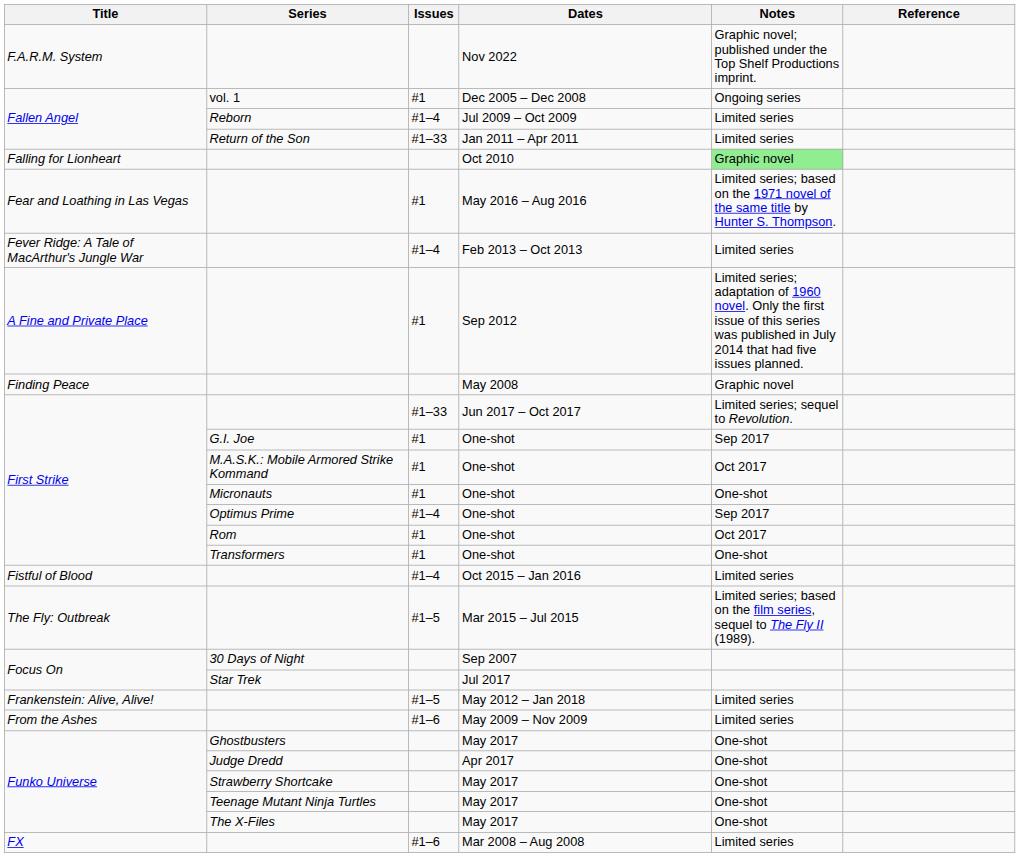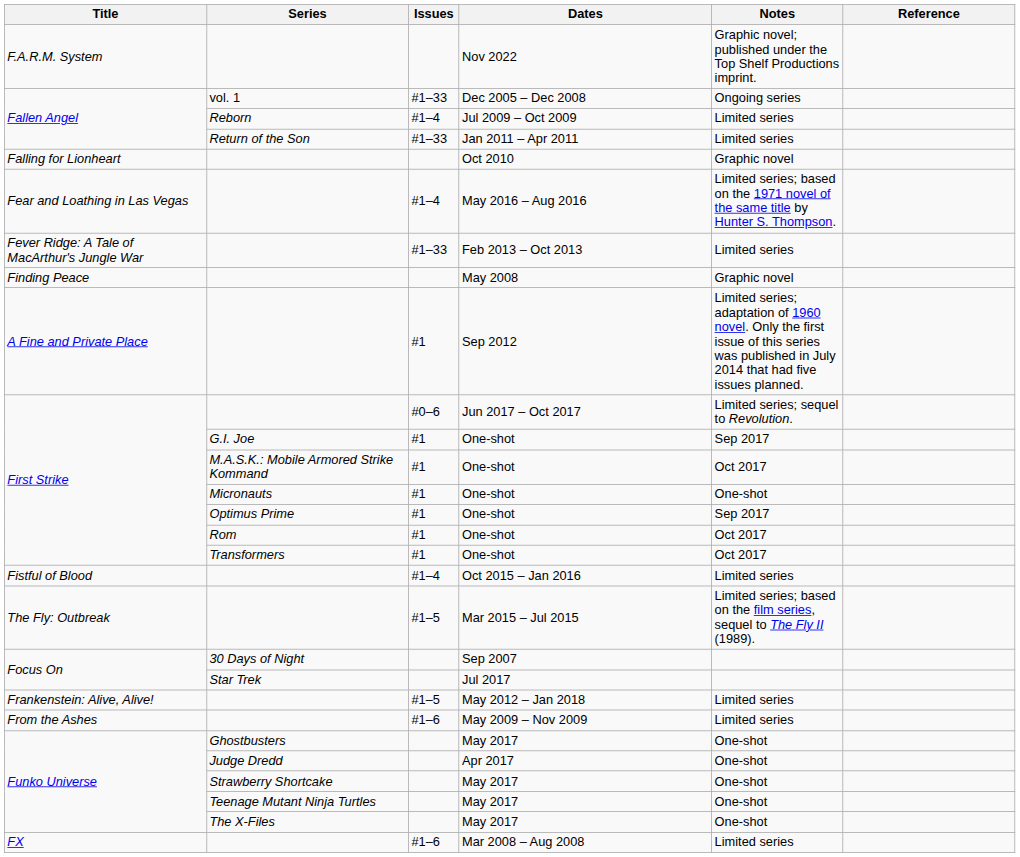(419, 98) #1 -> (429, 98) #1–33
(754, 159) lightgreen background -> (754, 159) no background
(419, 201) #1 -> (426, 201) #1–4
(426, 250) #1–4 -> (429, 250) #1–33
rows swapped: (308, 384) <-> (308, 321)
(429, 412) #1–33 -> (426, 412) #0–6
(426, 514) #1–4 -> (419, 514) #1
(741, 555) One-shot -> (741, 555) Oct 2017
